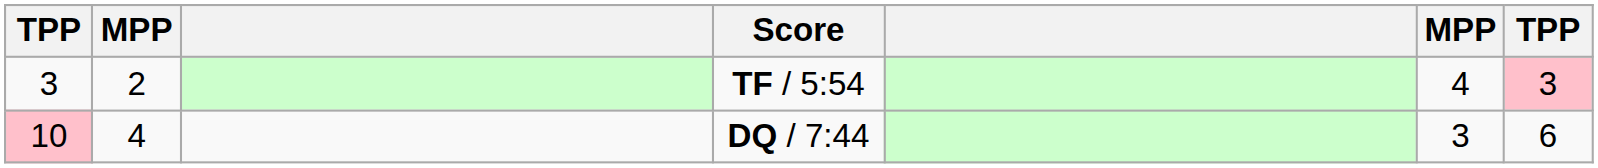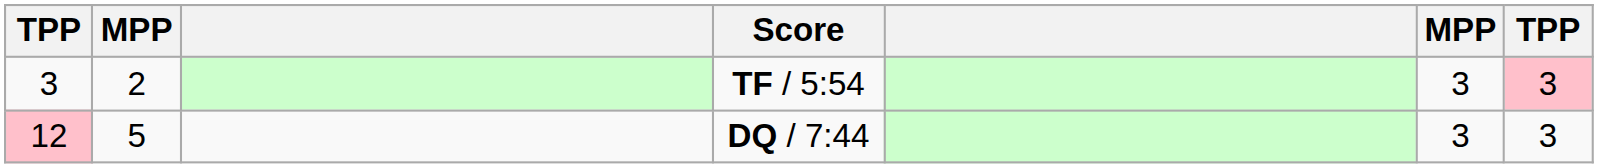(1460, 83) 4 -> (1460, 83) 3
(49, 135) 10 -> (49, 135) 12
(137, 135) 4 -> (137, 135) 5
(1548, 135) 6 -> (1548, 135) 3
